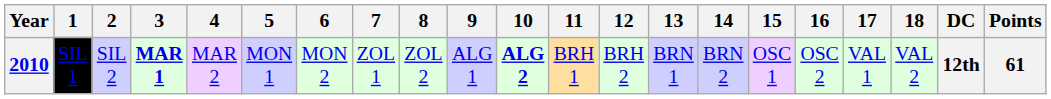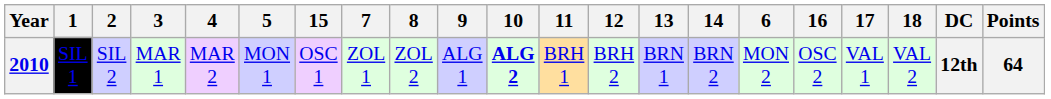columns swapped: (324, 21) <-> (772, 21)
(159, 65) bold -> (158, 65) normal
(1015, 65) 61 -> (1013, 65) 64
